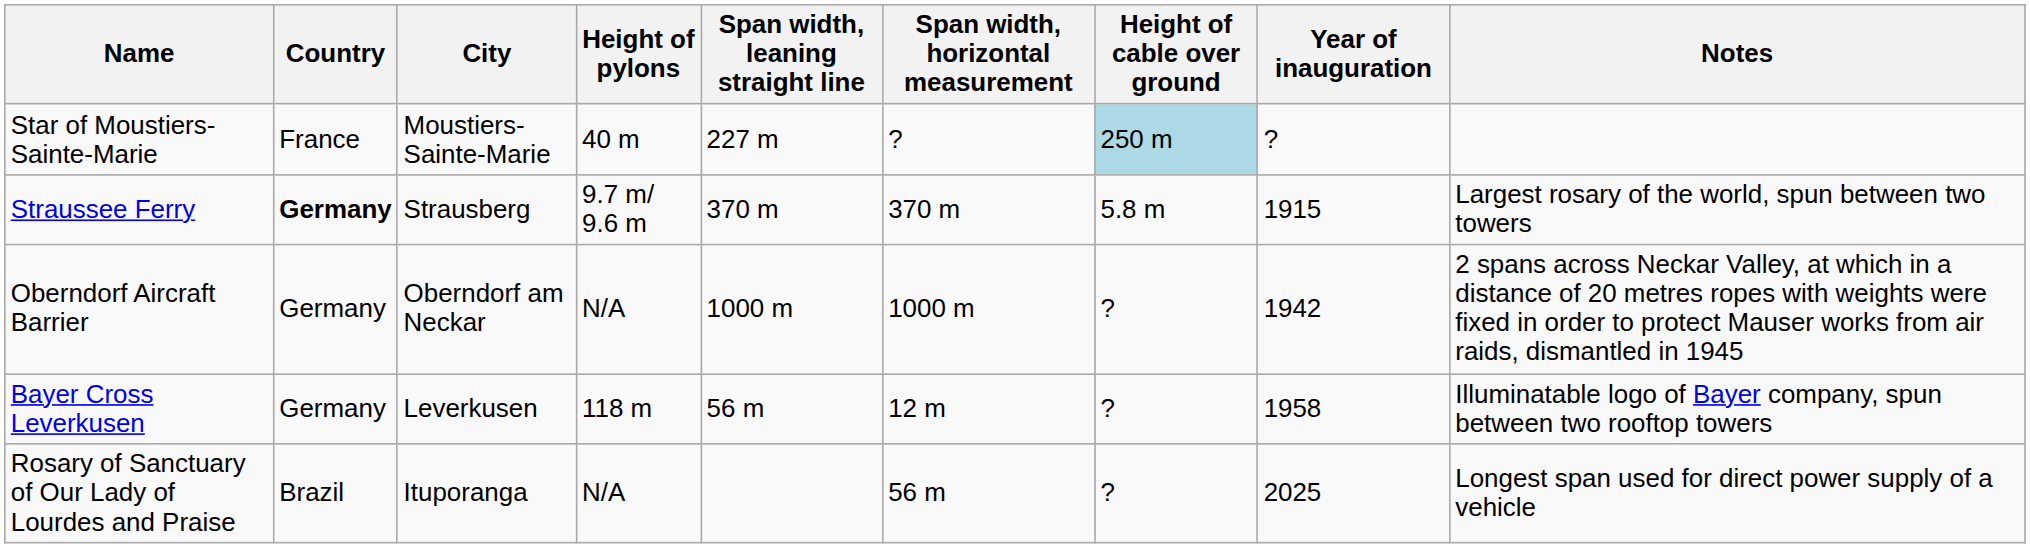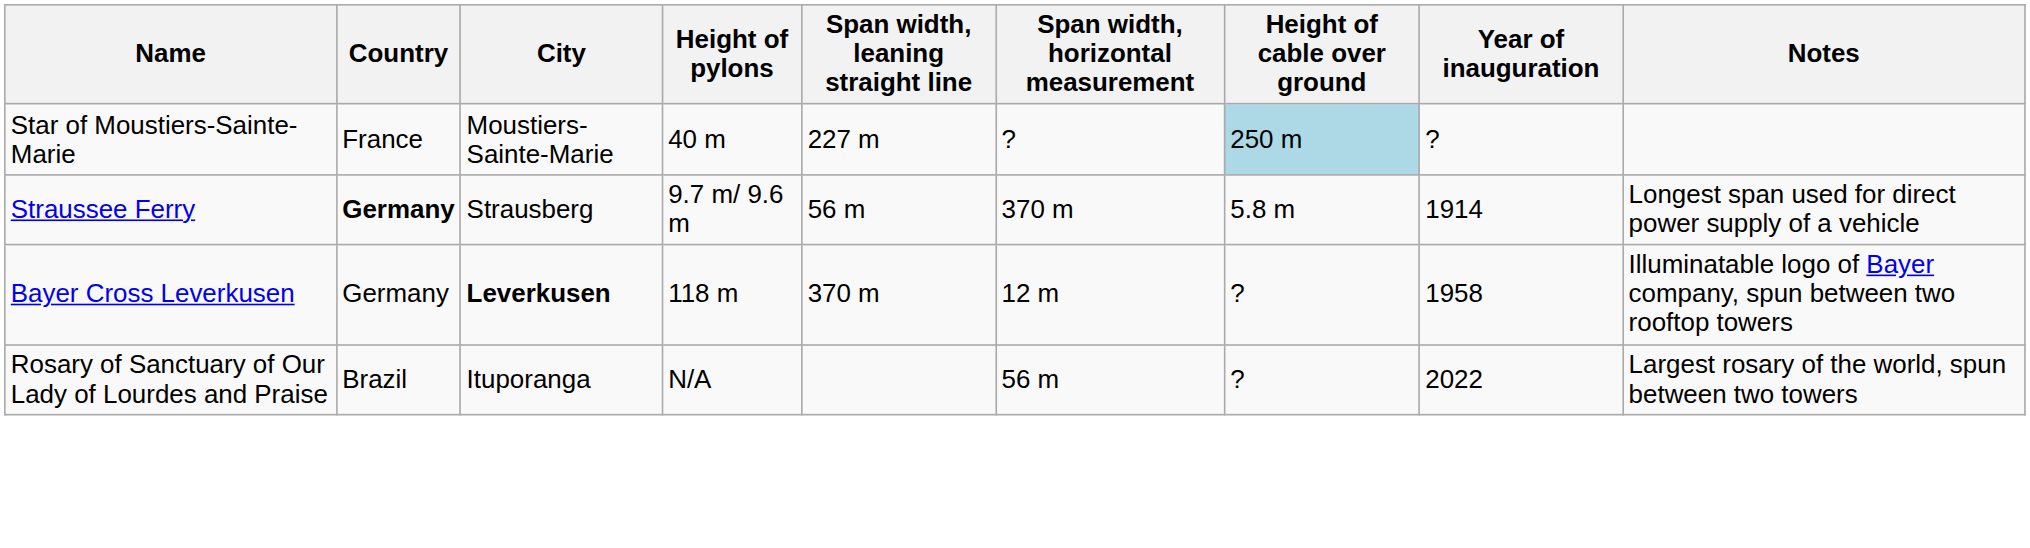(743, 209) 370 m -> (836, 209) 56 m
(1292, 209) 1915 -> (1454, 209) 1914
(1720, 209) Largest rosary of the world, spun between two towers -> (1792, 209) Longest span used for direct power supply of a vehicle
- row: (113, 308)
(471, 408) normal -> (539, 294) bold
(735, 408) 56 m -> (844, 294) 370 m
(1292, 493) 2025 -> (1454, 379) 2022
(1724, 493) Longest span used for direct power supply of a vehicle -> (1817, 379) Largest rosary of the world, spun between two towers
